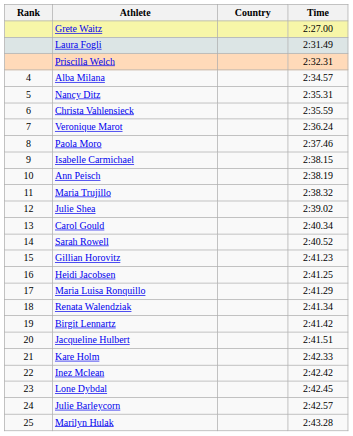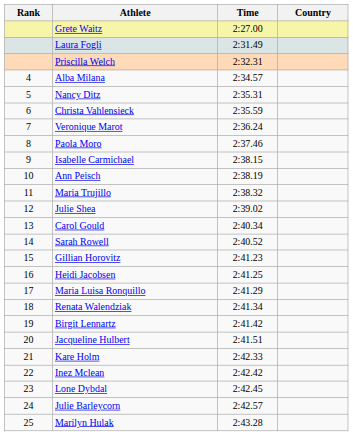columns swapped: (253, 13) <-> (318, 13)
